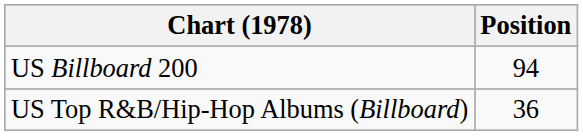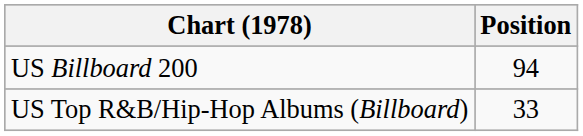(526, 109) 36 -> (526, 109) 33
